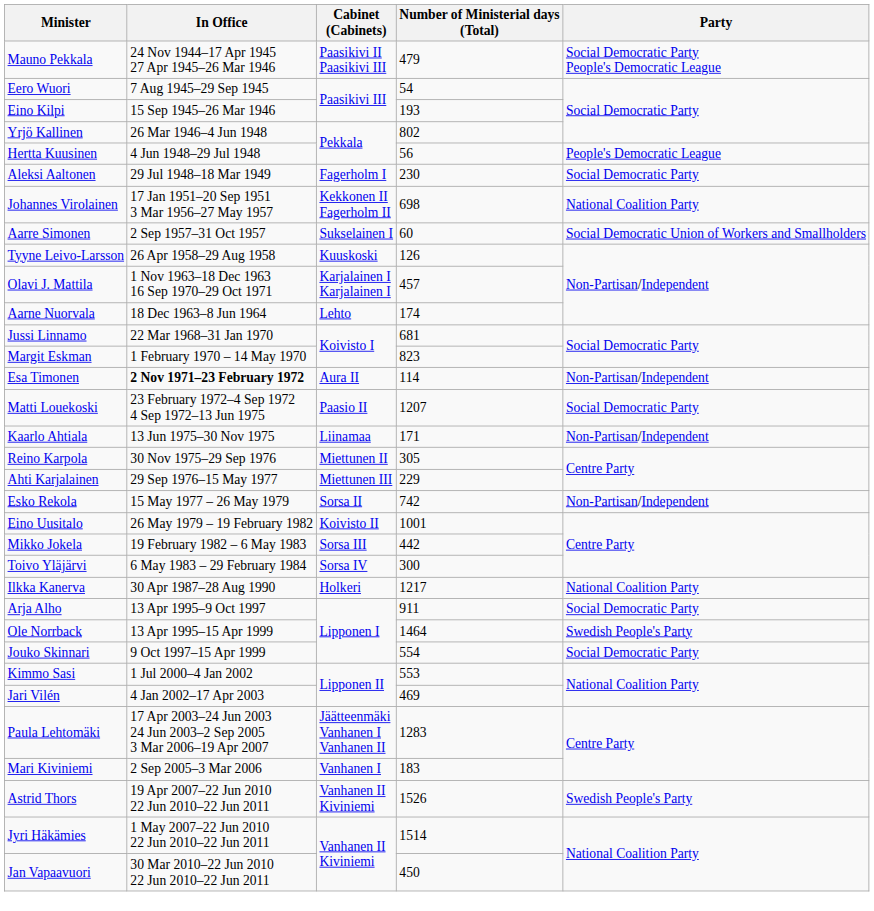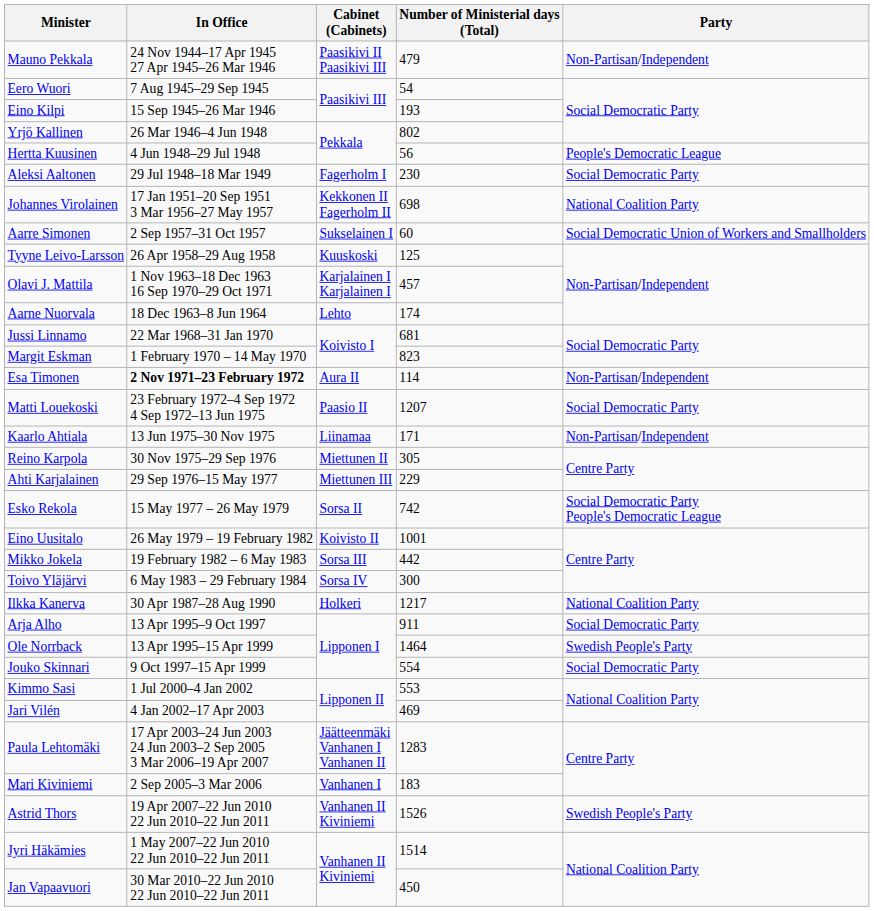(643, 59) Social Democratic Party People's Democratic League -> (637, 59) Non-Partisan/Independent
(410, 255) 126 -> (410, 255) 125
(637, 501) Non-Partisan/Independent -> (643, 509) Social Democratic Party People's Democratic League
